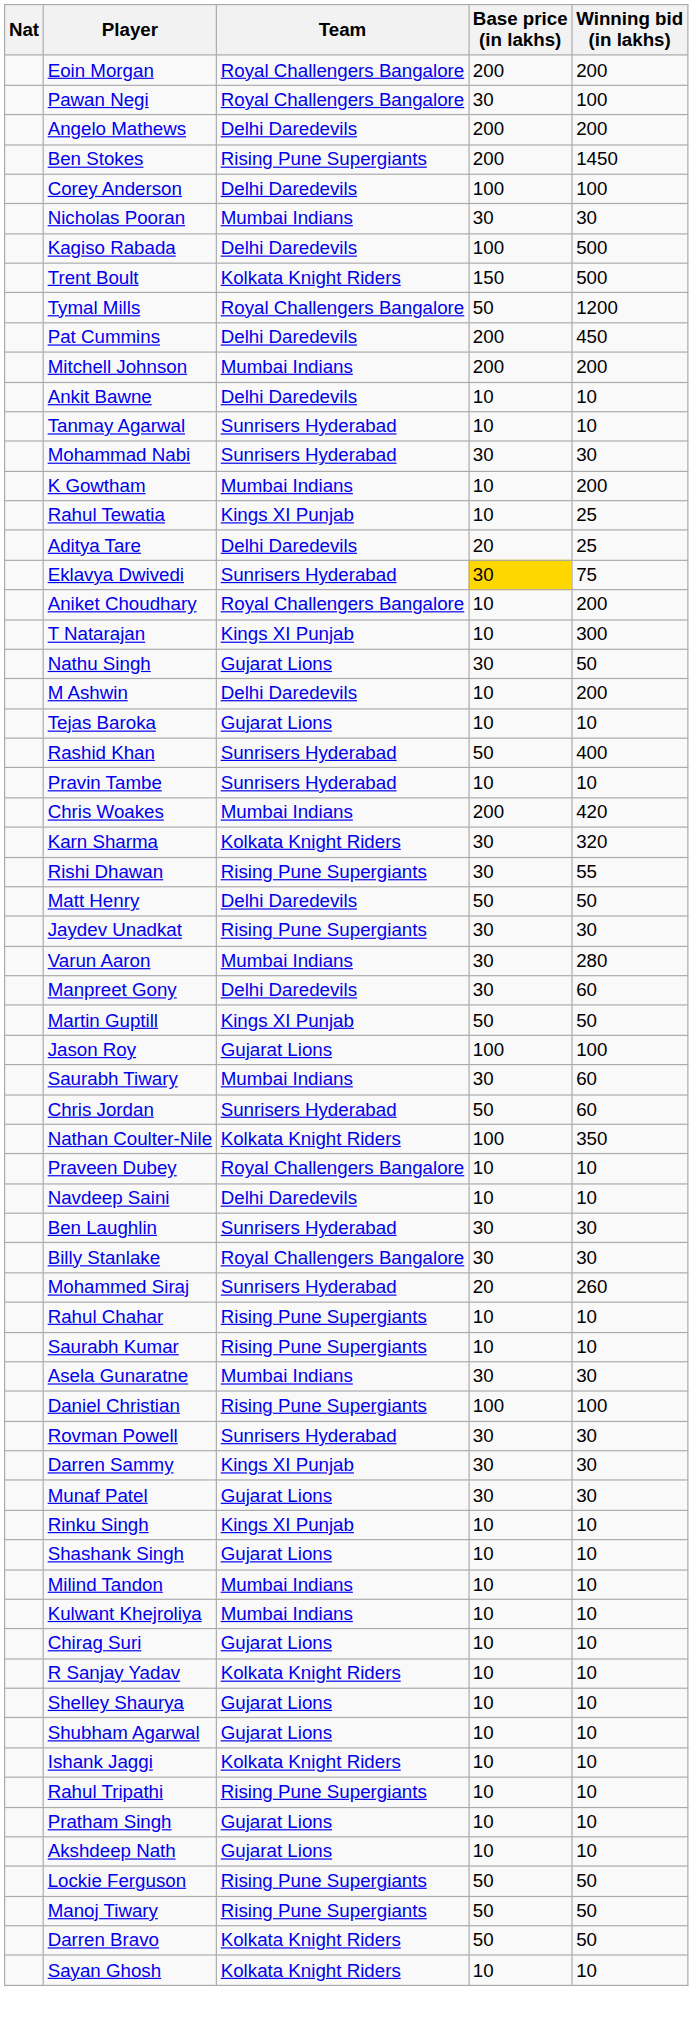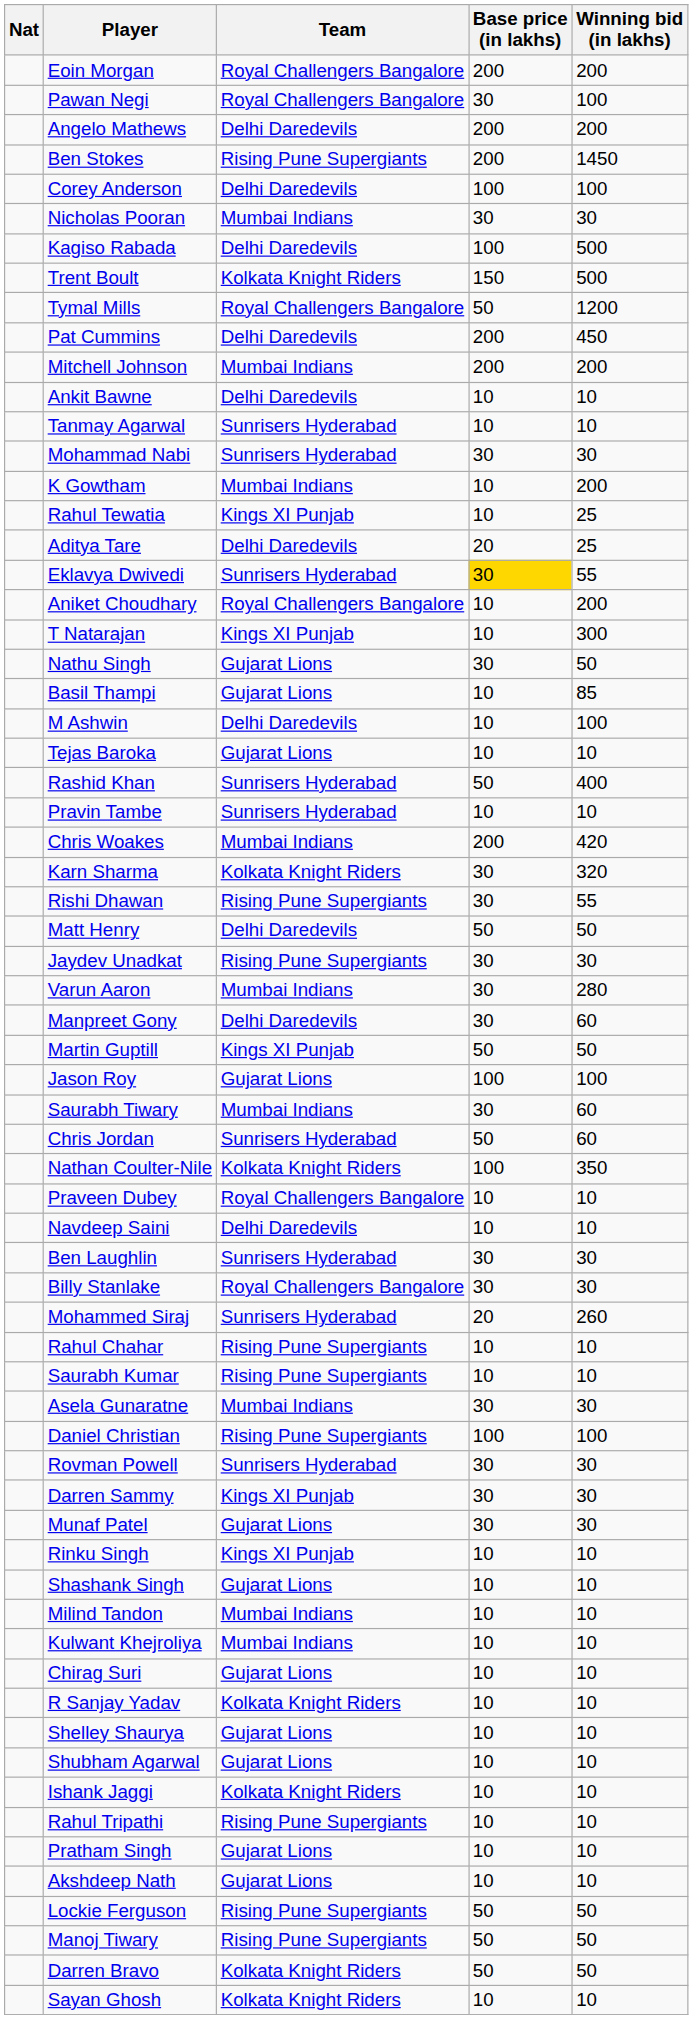(587, 574) 75 -> (587, 574) 55
+ row: (102, 693)
(592, 693) 200 -> (592, 723) 100
